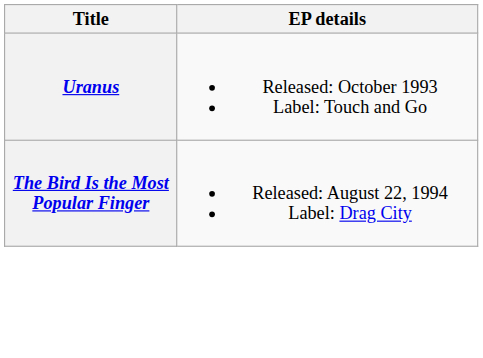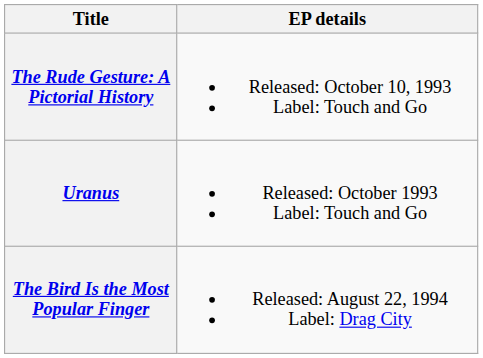+ row: (91, 86)
